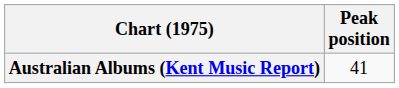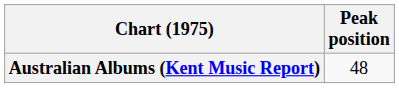(359, 67) 41 -> (359, 67) 48
